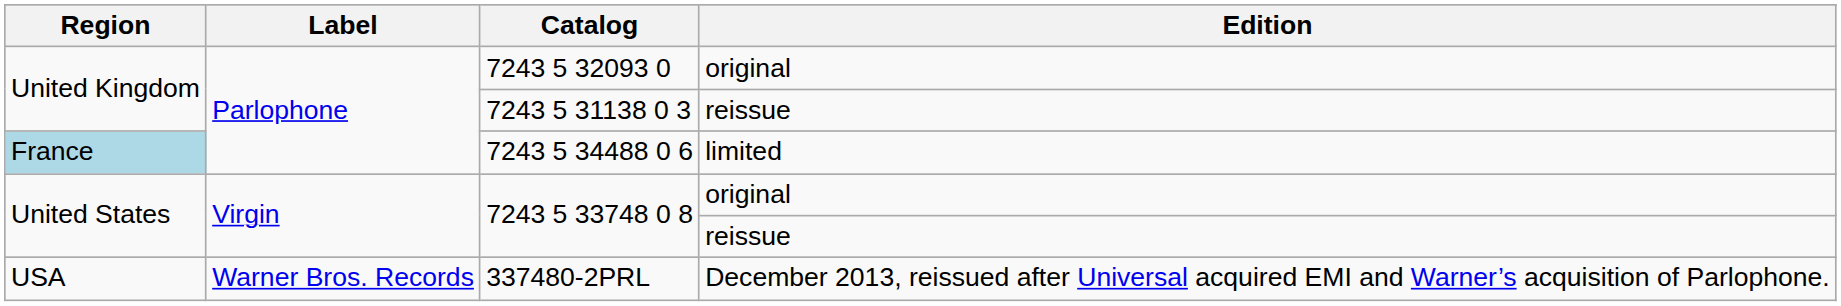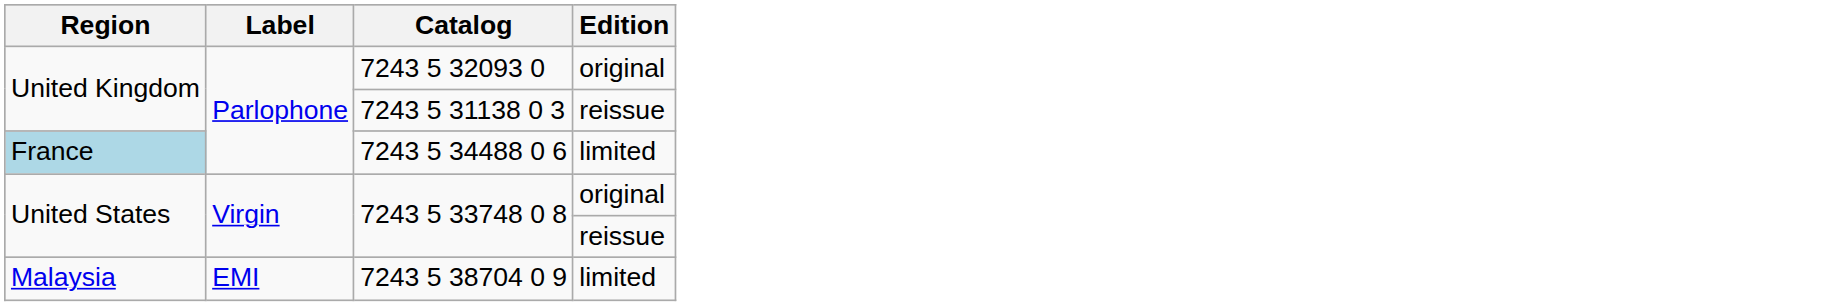+ row: (464, 278)
- row: (568, 278)
